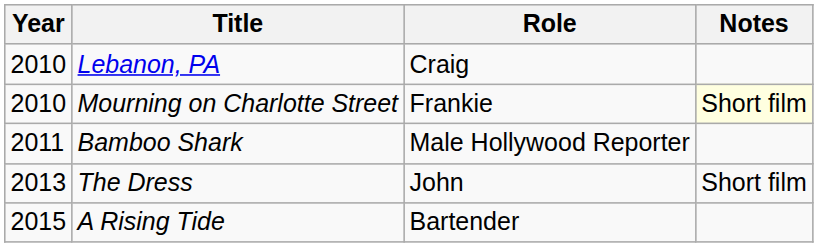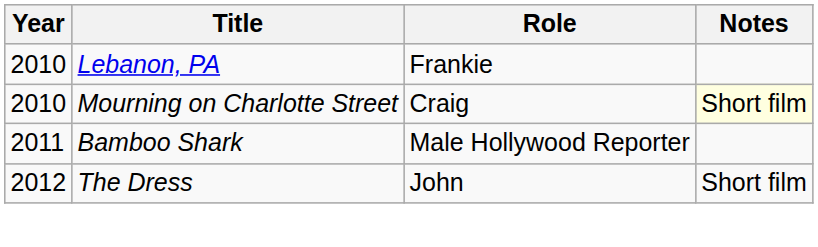(439, 63) Craig -> (451, 63) Frankie
(451, 103) Frankie -> (439, 103) Craig
(38, 182) 2013 -> (38, 182) 2012
- row: (151, 222)
